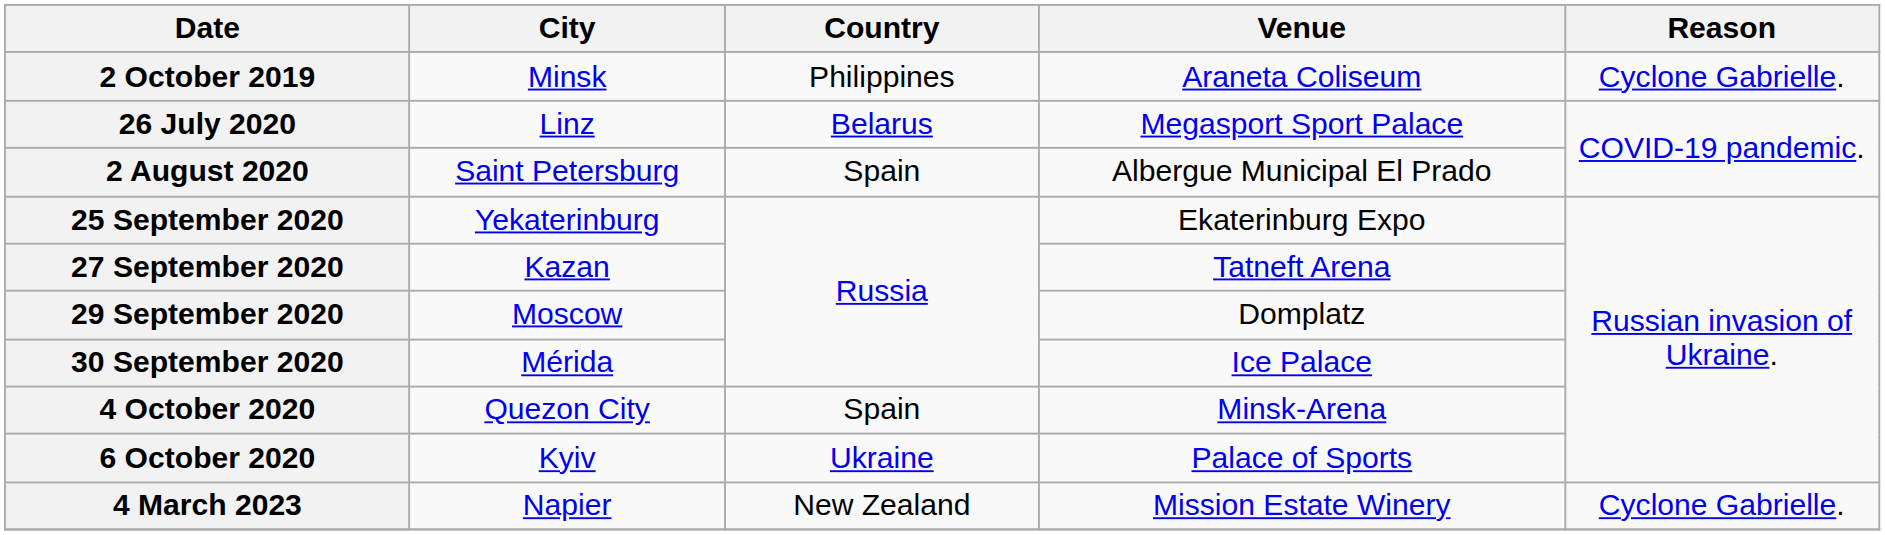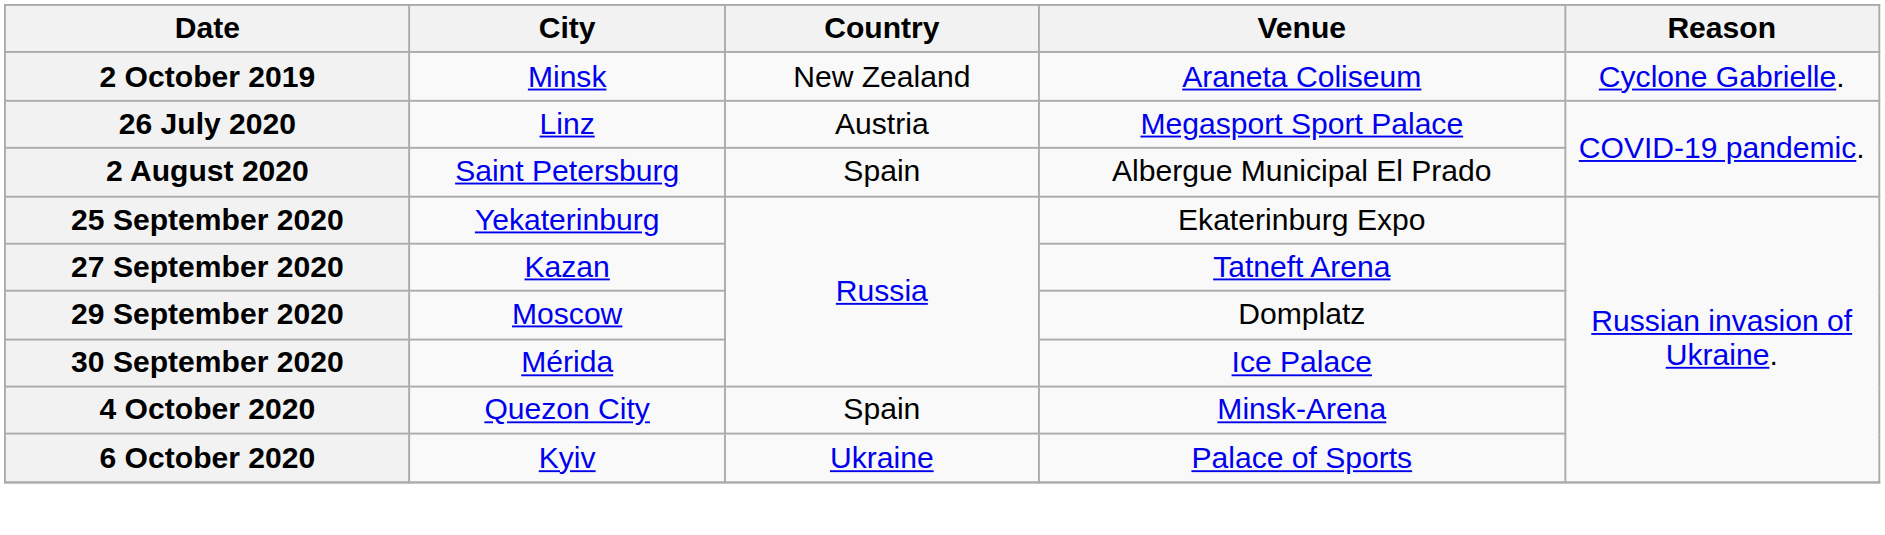(882, 76) Philippines -> (882, 76) New Zealand
(882, 123) Belarus -> (882, 123) Austria
- row: (207, 505)
